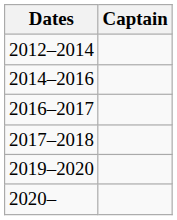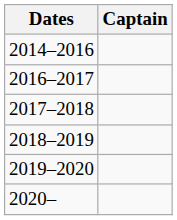- row: (51, 49)
+ row: (51, 139)
